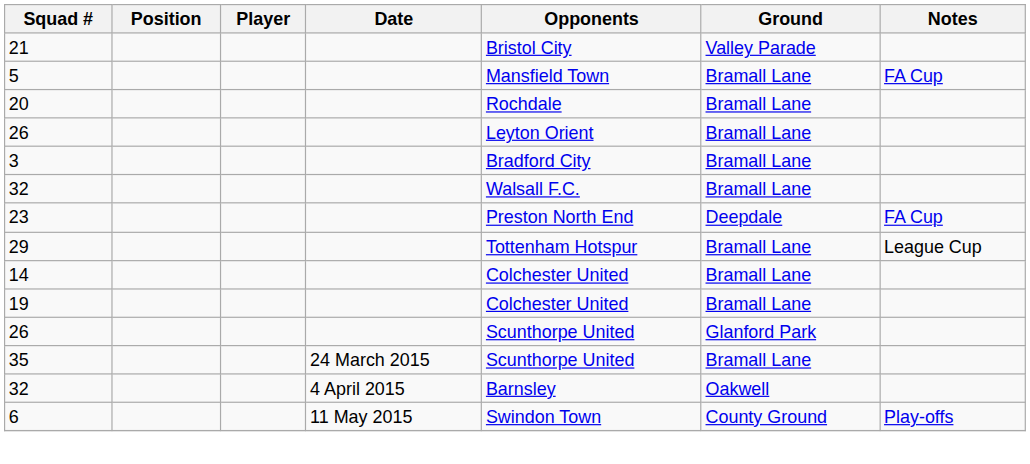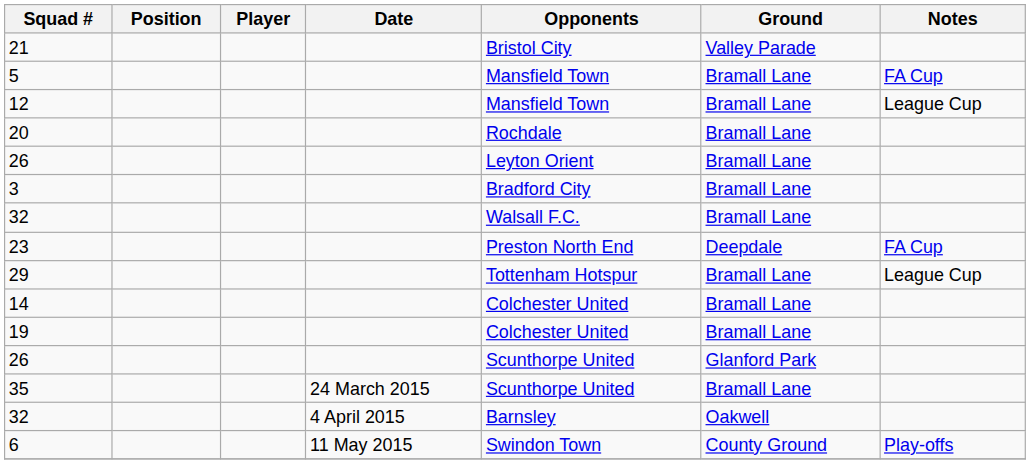+ row: (19, 104)
